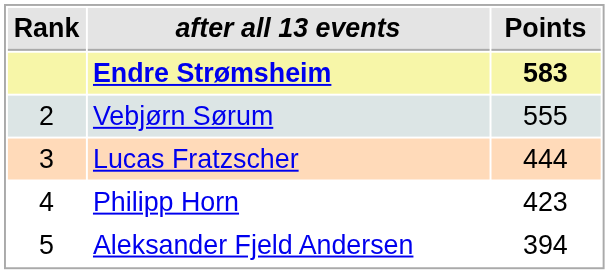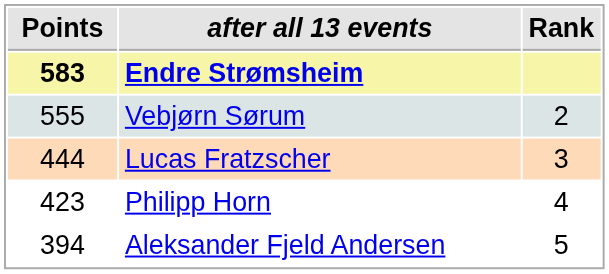columns swapped: (47, 28) <-> (545, 28)
